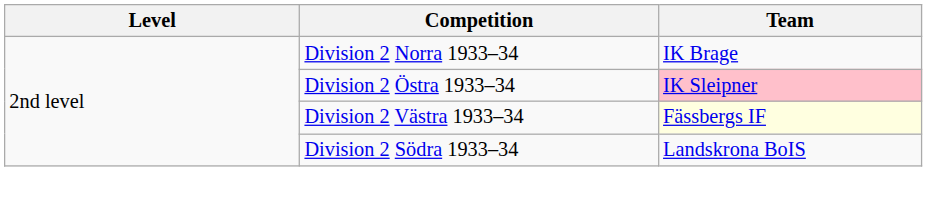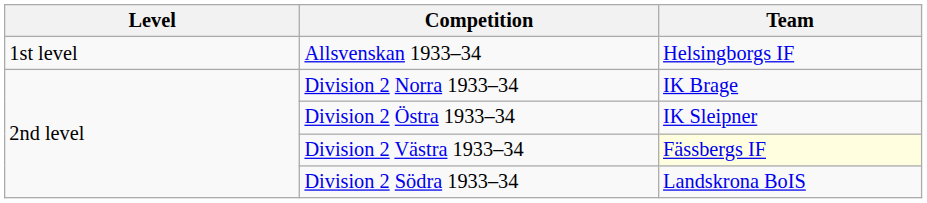+ row: (393, 52)
(710, 85) pink background -> (710, 117) no background
